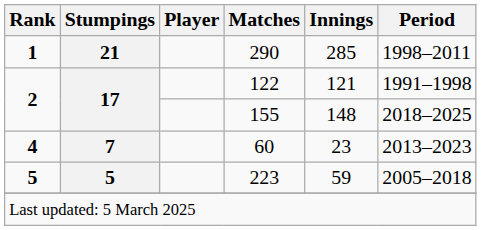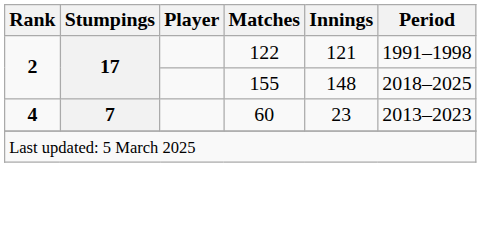- row: (264, 51)
- row: (264, 177)
